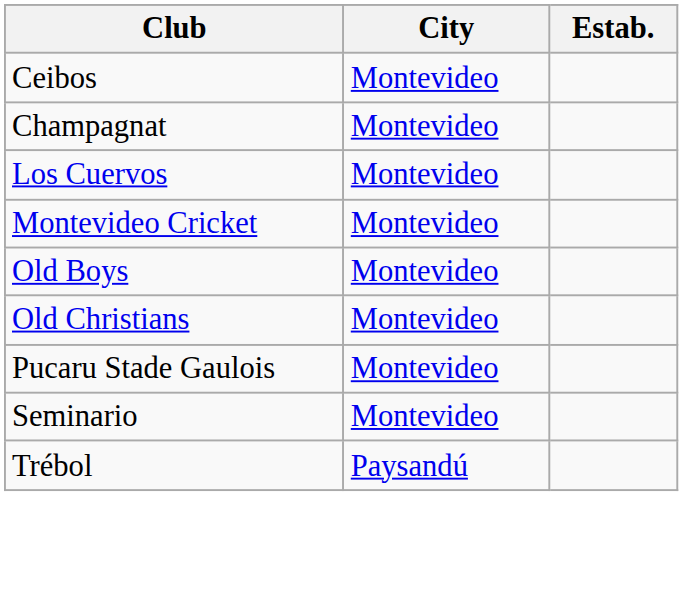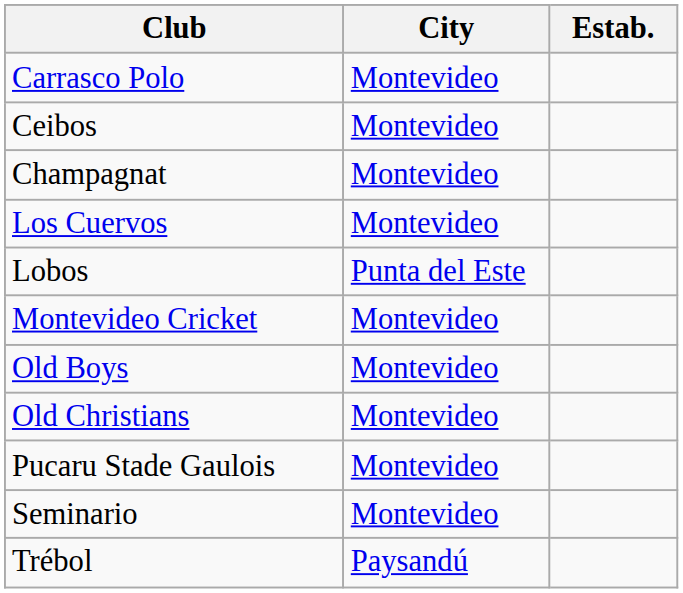+ row: (98, 77)
+ row: (50, 271)
